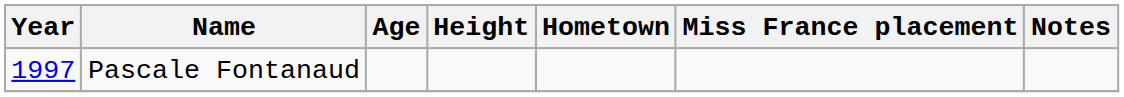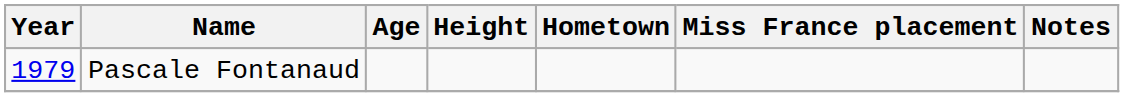(43, 70) 1997 -> (43, 70) 1979
